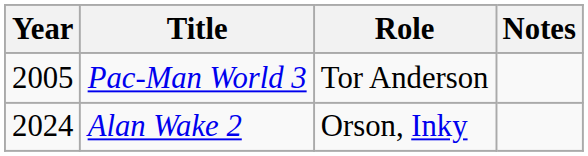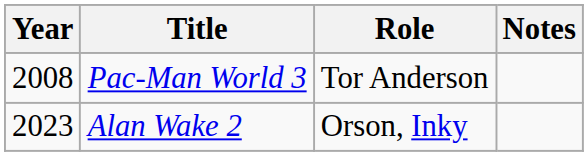(43, 77) 2005 -> (43, 77) 2008
(43, 126) 2024 -> (43, 126) 2023
